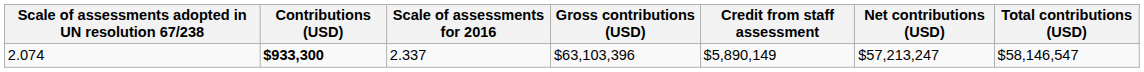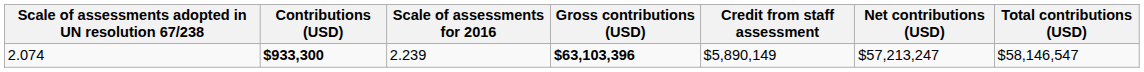(408, 55) 2.337 -> (408, 55) 2.239
(594, 55) normal -> (594, 55) bold
